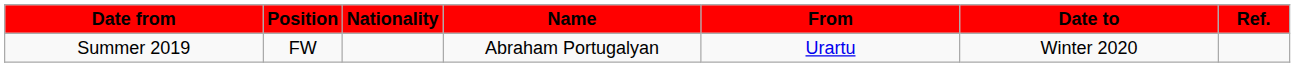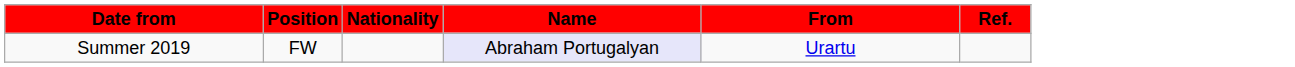- column: (1089, 19)
(572, 48) no background -> (572, 48) lavender background
